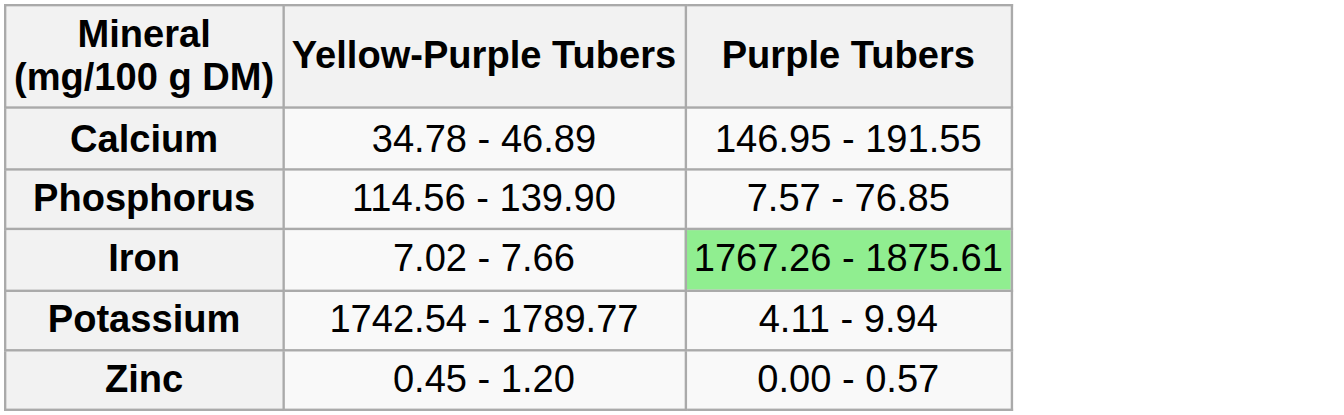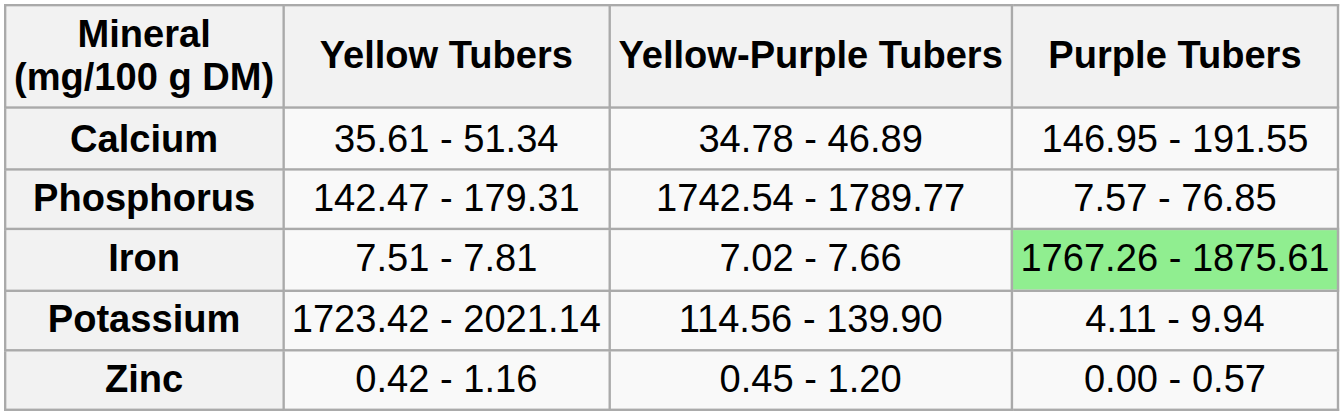+ column: (446, 56)
(484, 198) 114.56 - 139.90 -> (811, 198) 1742.54 - 1789.77
(484, 319) 1742.54 - 1789.77 -> (811, 319) 114.56 - 139.90
